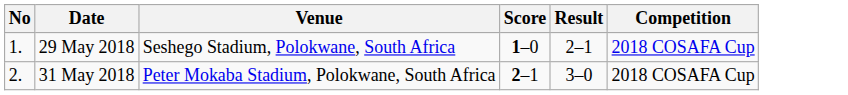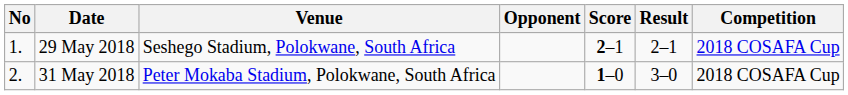+ column: (542, 18)
(525, 47) 1–0 -> (610, 47) 2–1
(525, 75) 2–1 -> (610, 75) 1–0
